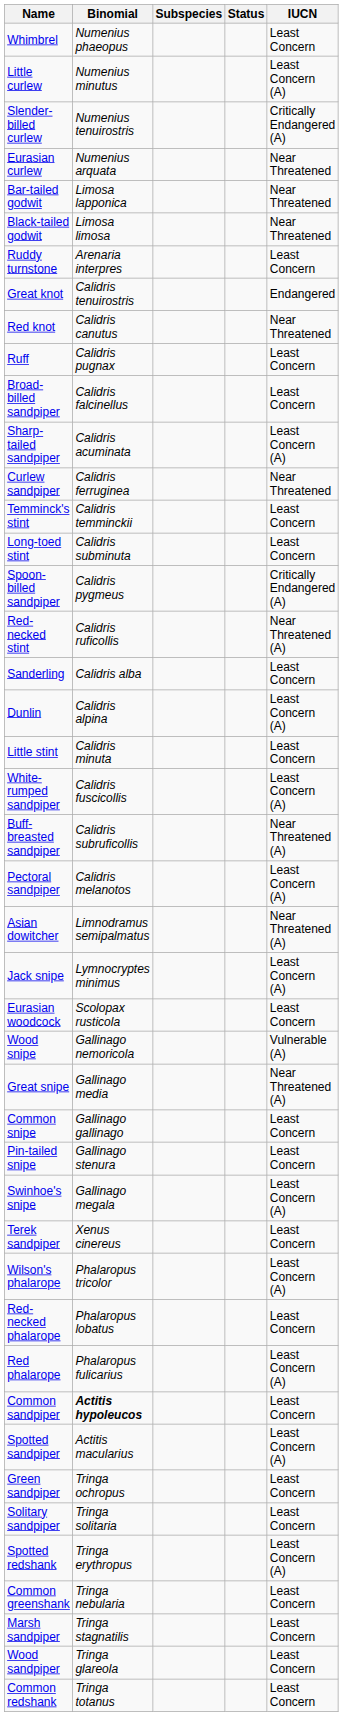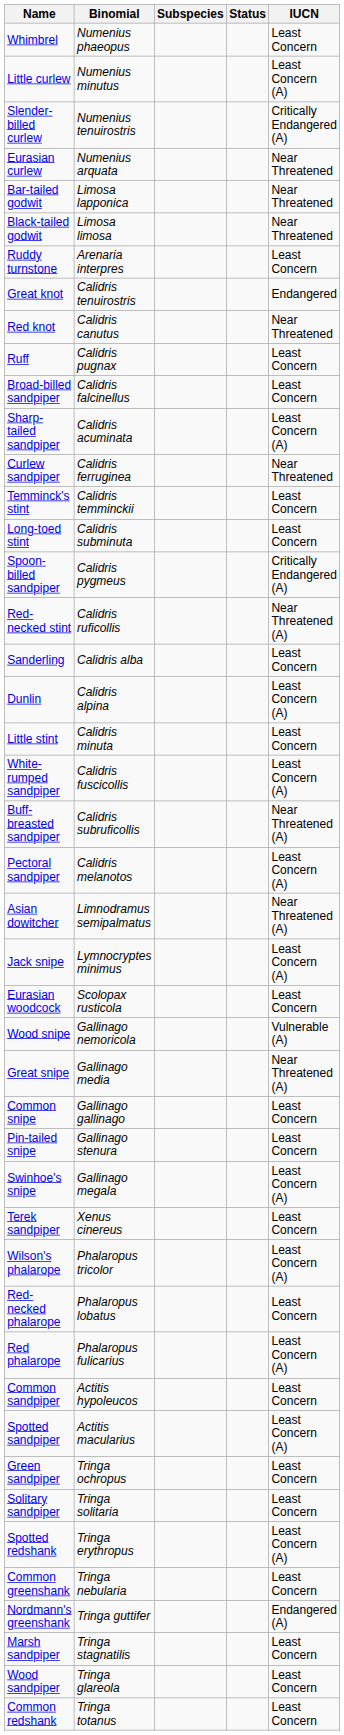(109, 1407) bold -> (107, 1394) normal
+ row: (39, 1616)
